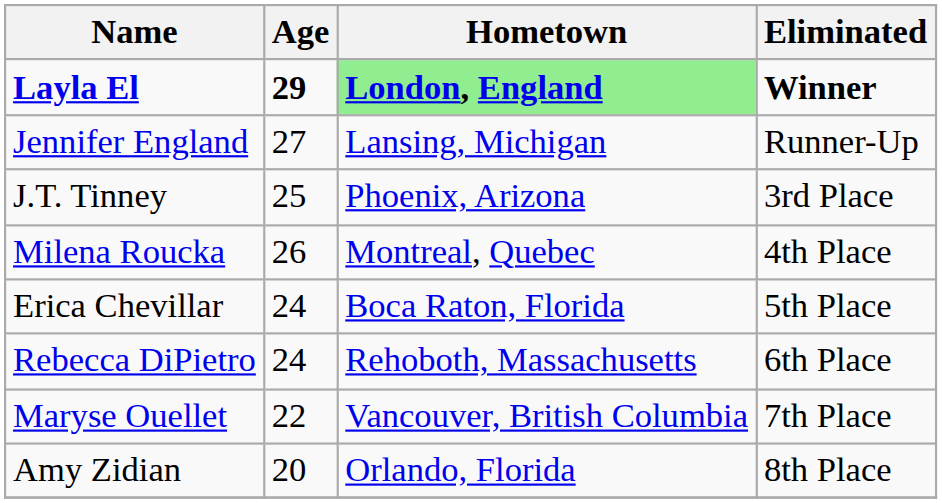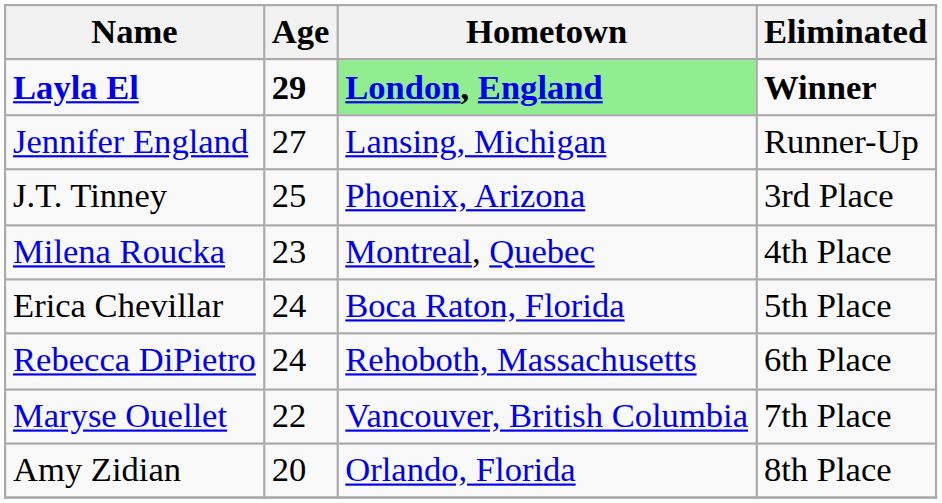(289, 251) 26 -> (289, 251) 23
